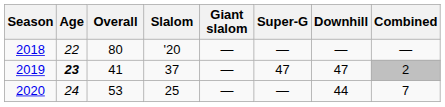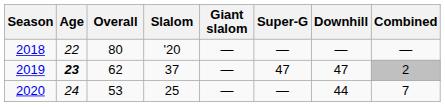(116, 70) 41 -> (116, 70) 62
